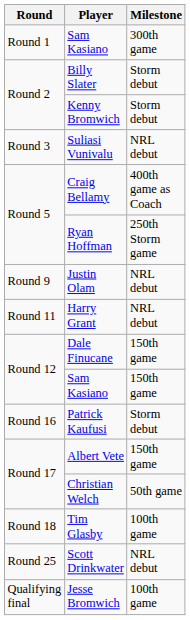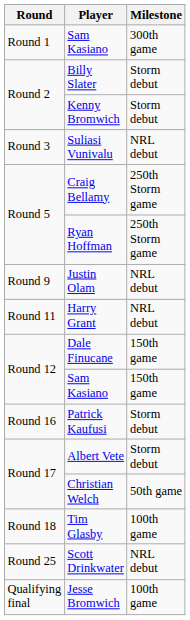(150, 189) 400th game as Coach -> (145, 189) 250th Storm game
(144, 456) 150th game -> (145, 456) Storm debut
